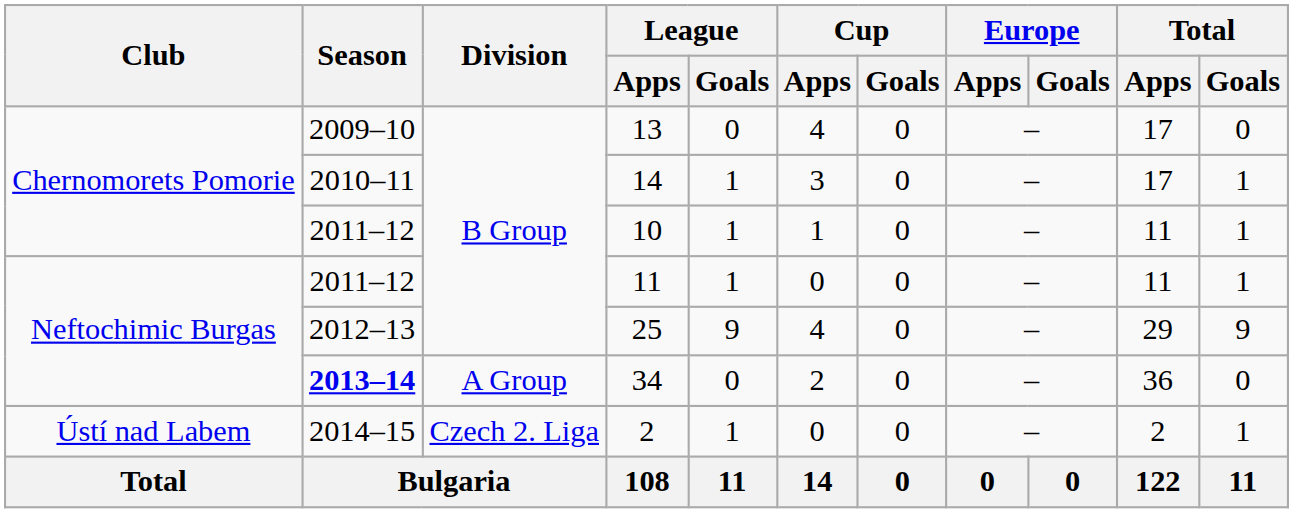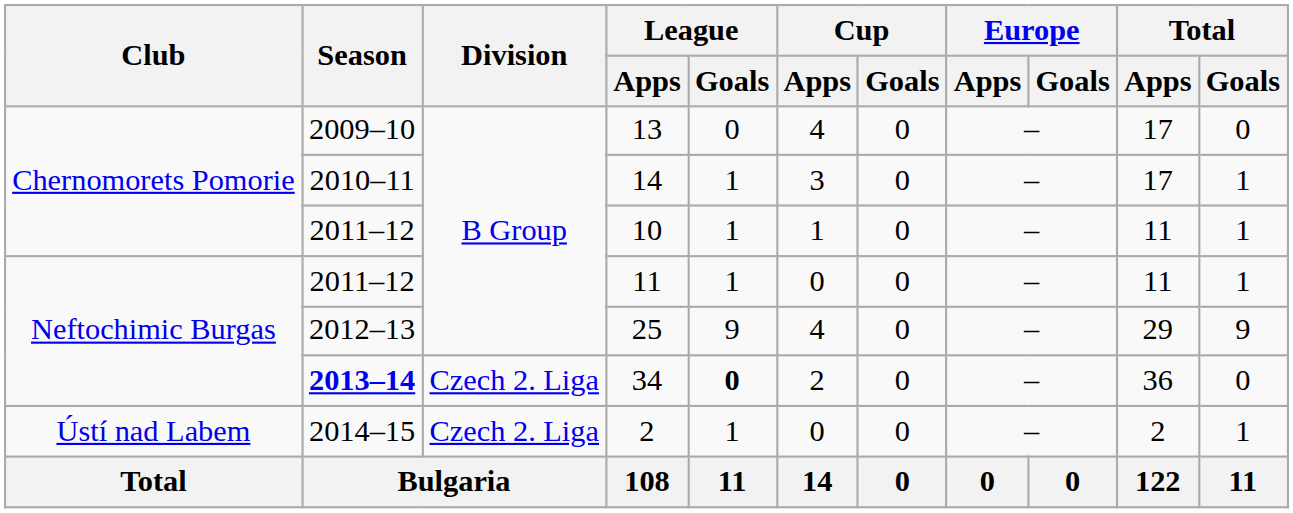(514, 380) A Group -> (514, 380) Czech 2. Liga
(732, 380) normal -> (732, 380) bold
